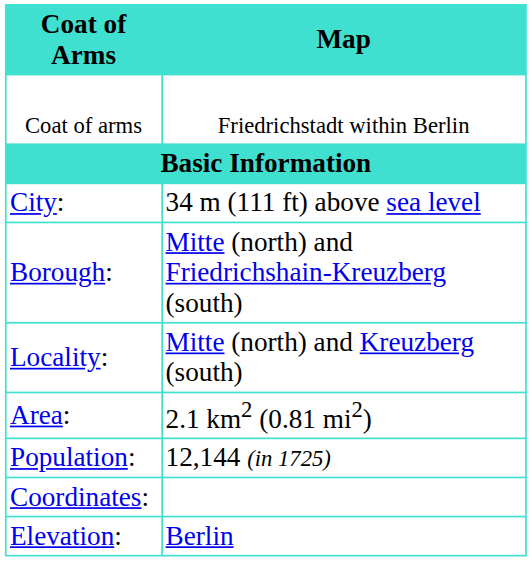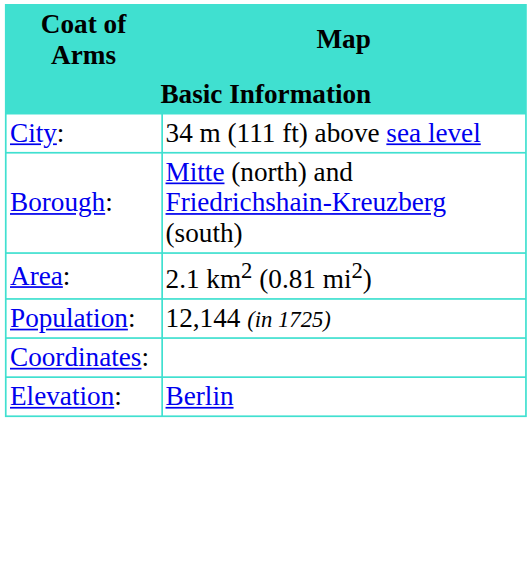- row: (84, 126)
- row: (59, 357)
